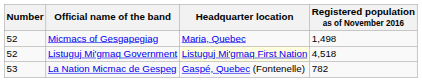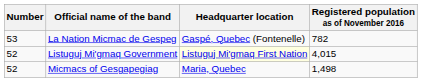rows swapped: (112, 69) <-> (103, 38)
(324, 54) 4,518 -> (324, 54) 4,015
